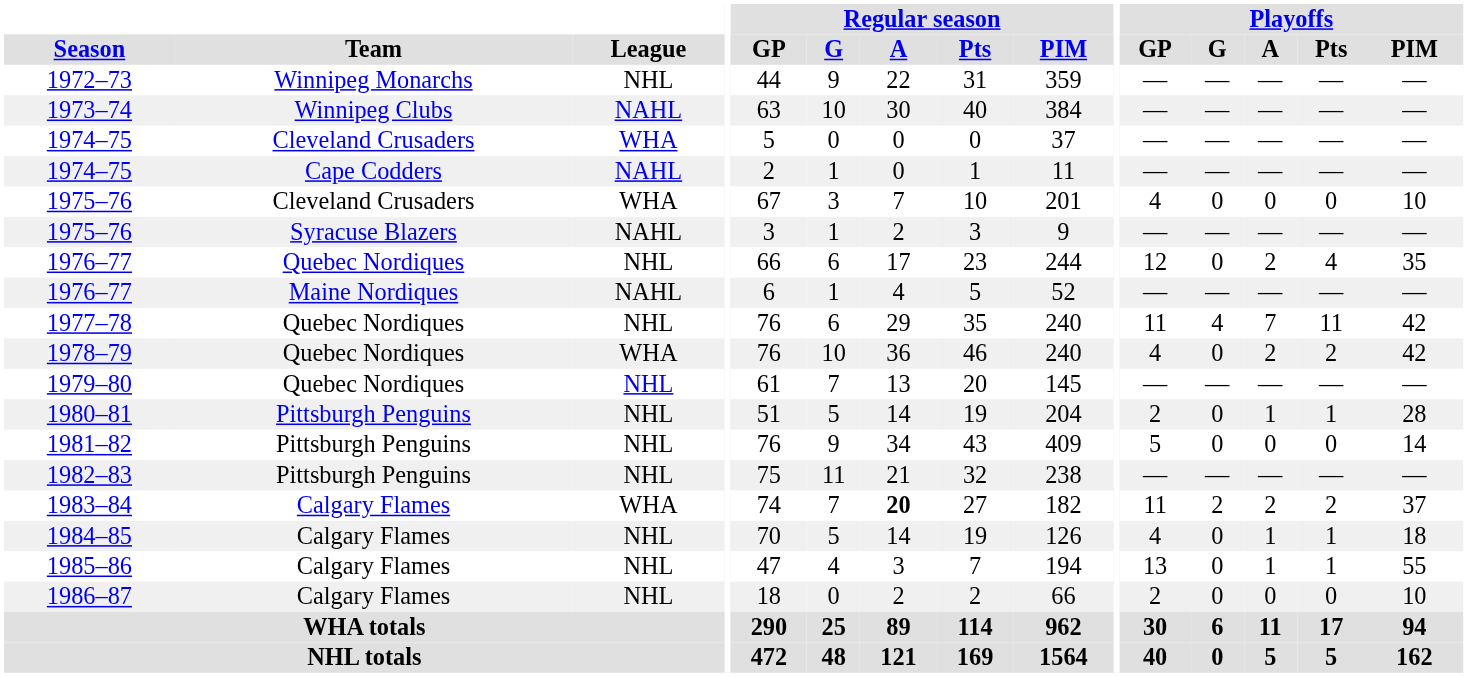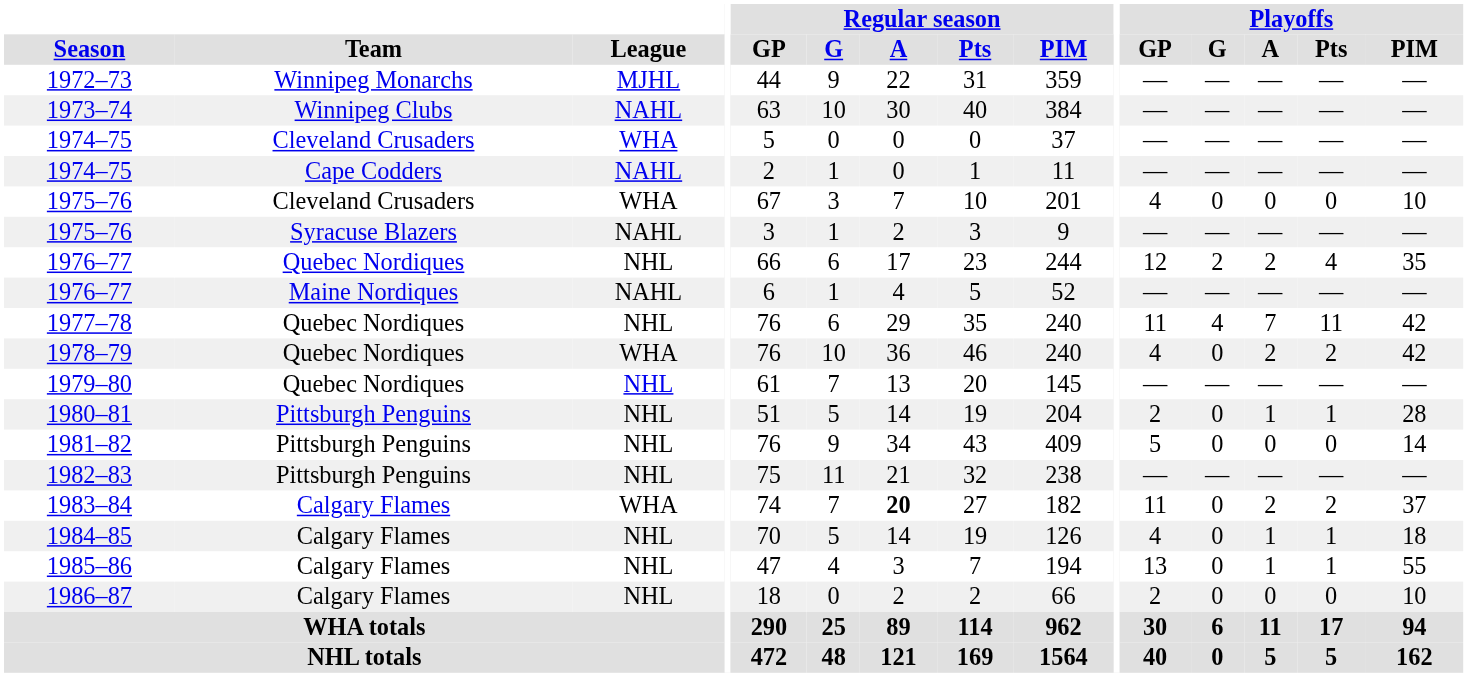(648, 79) NHL -> (648, 79) MJHL
(1217, 262) 0 -> (1217, 262) 2
(1217, 505) 2 -> (1217, 505) 0
